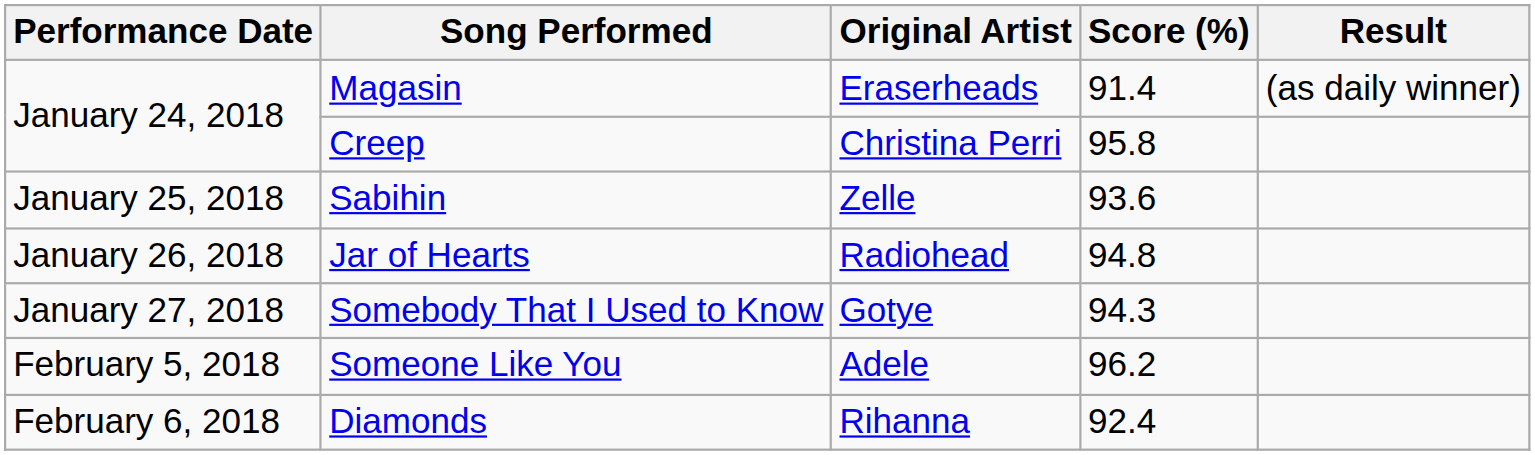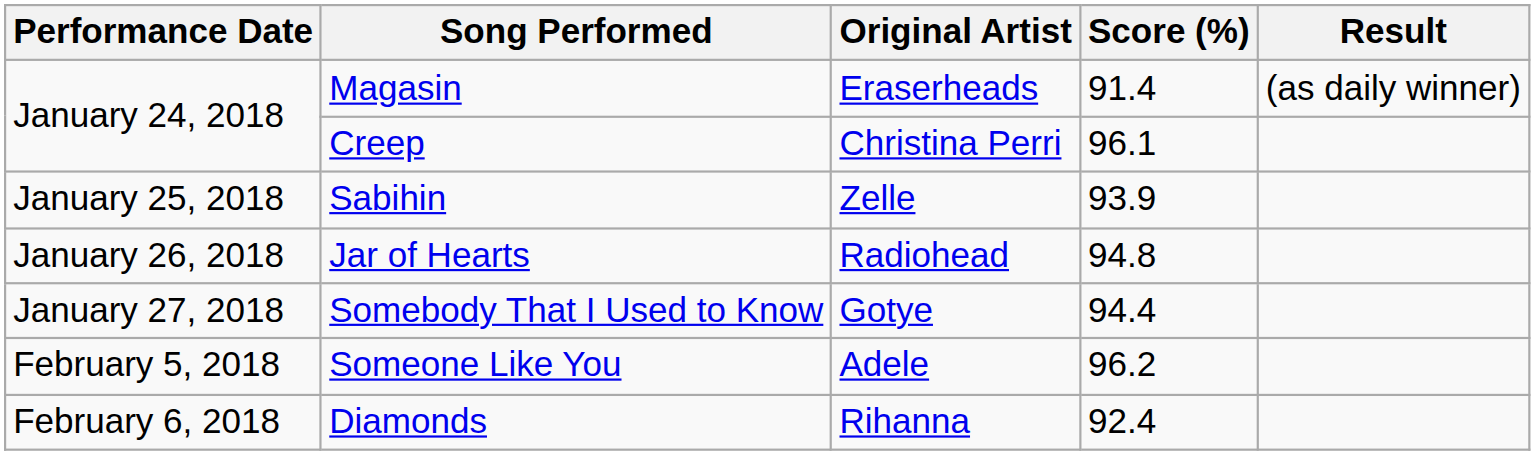(1122, 143) 95.8 -> (1122, 143) 96.1
(1122, 198) 93.6 -> (1122, 198) 93.9
(1122, 310) 94.3 -> (1122, 310) 94.4
